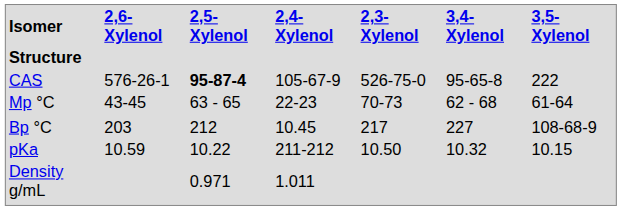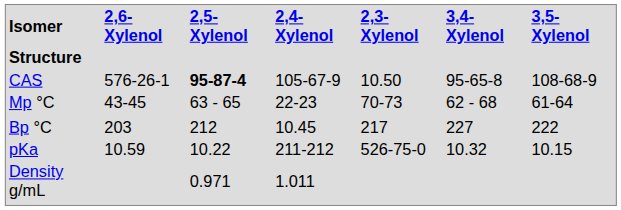(393, 80) 526-75-0 -> (381, 80) 10.50
(545, 80) 222 -> (564, 80) 108-68-9
(564, 127) 108-68-9 -> (545, 127) 222
(381, 149) 10.50 -> (393, 149) 526-75-0
